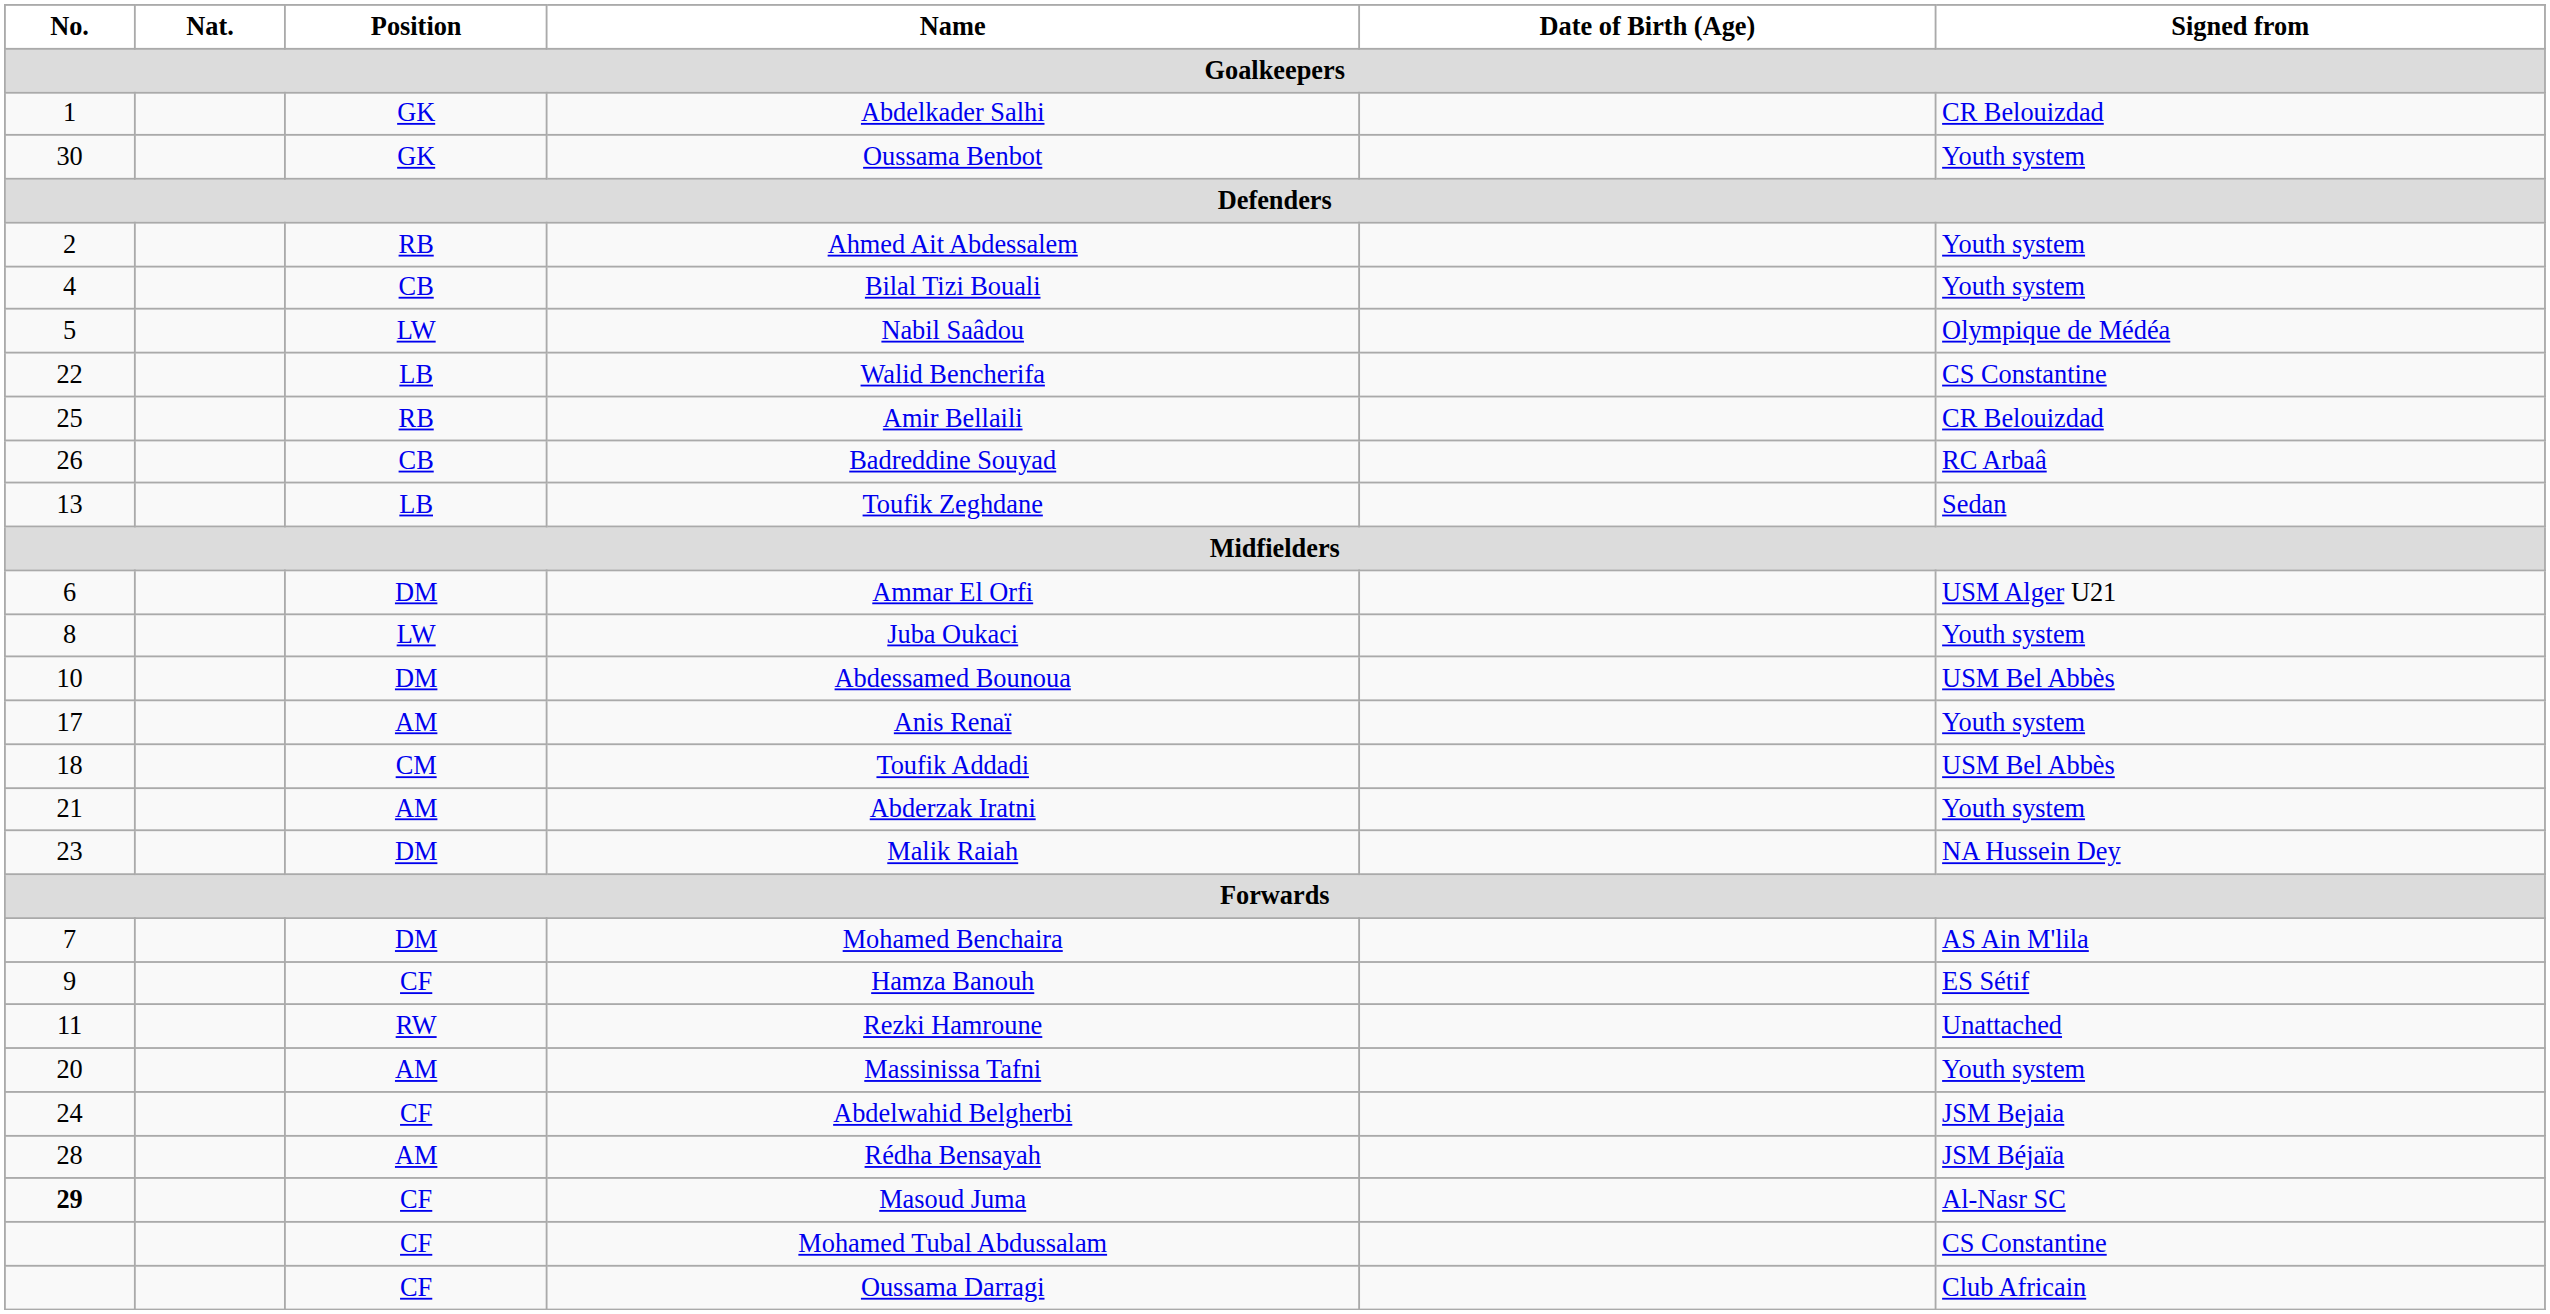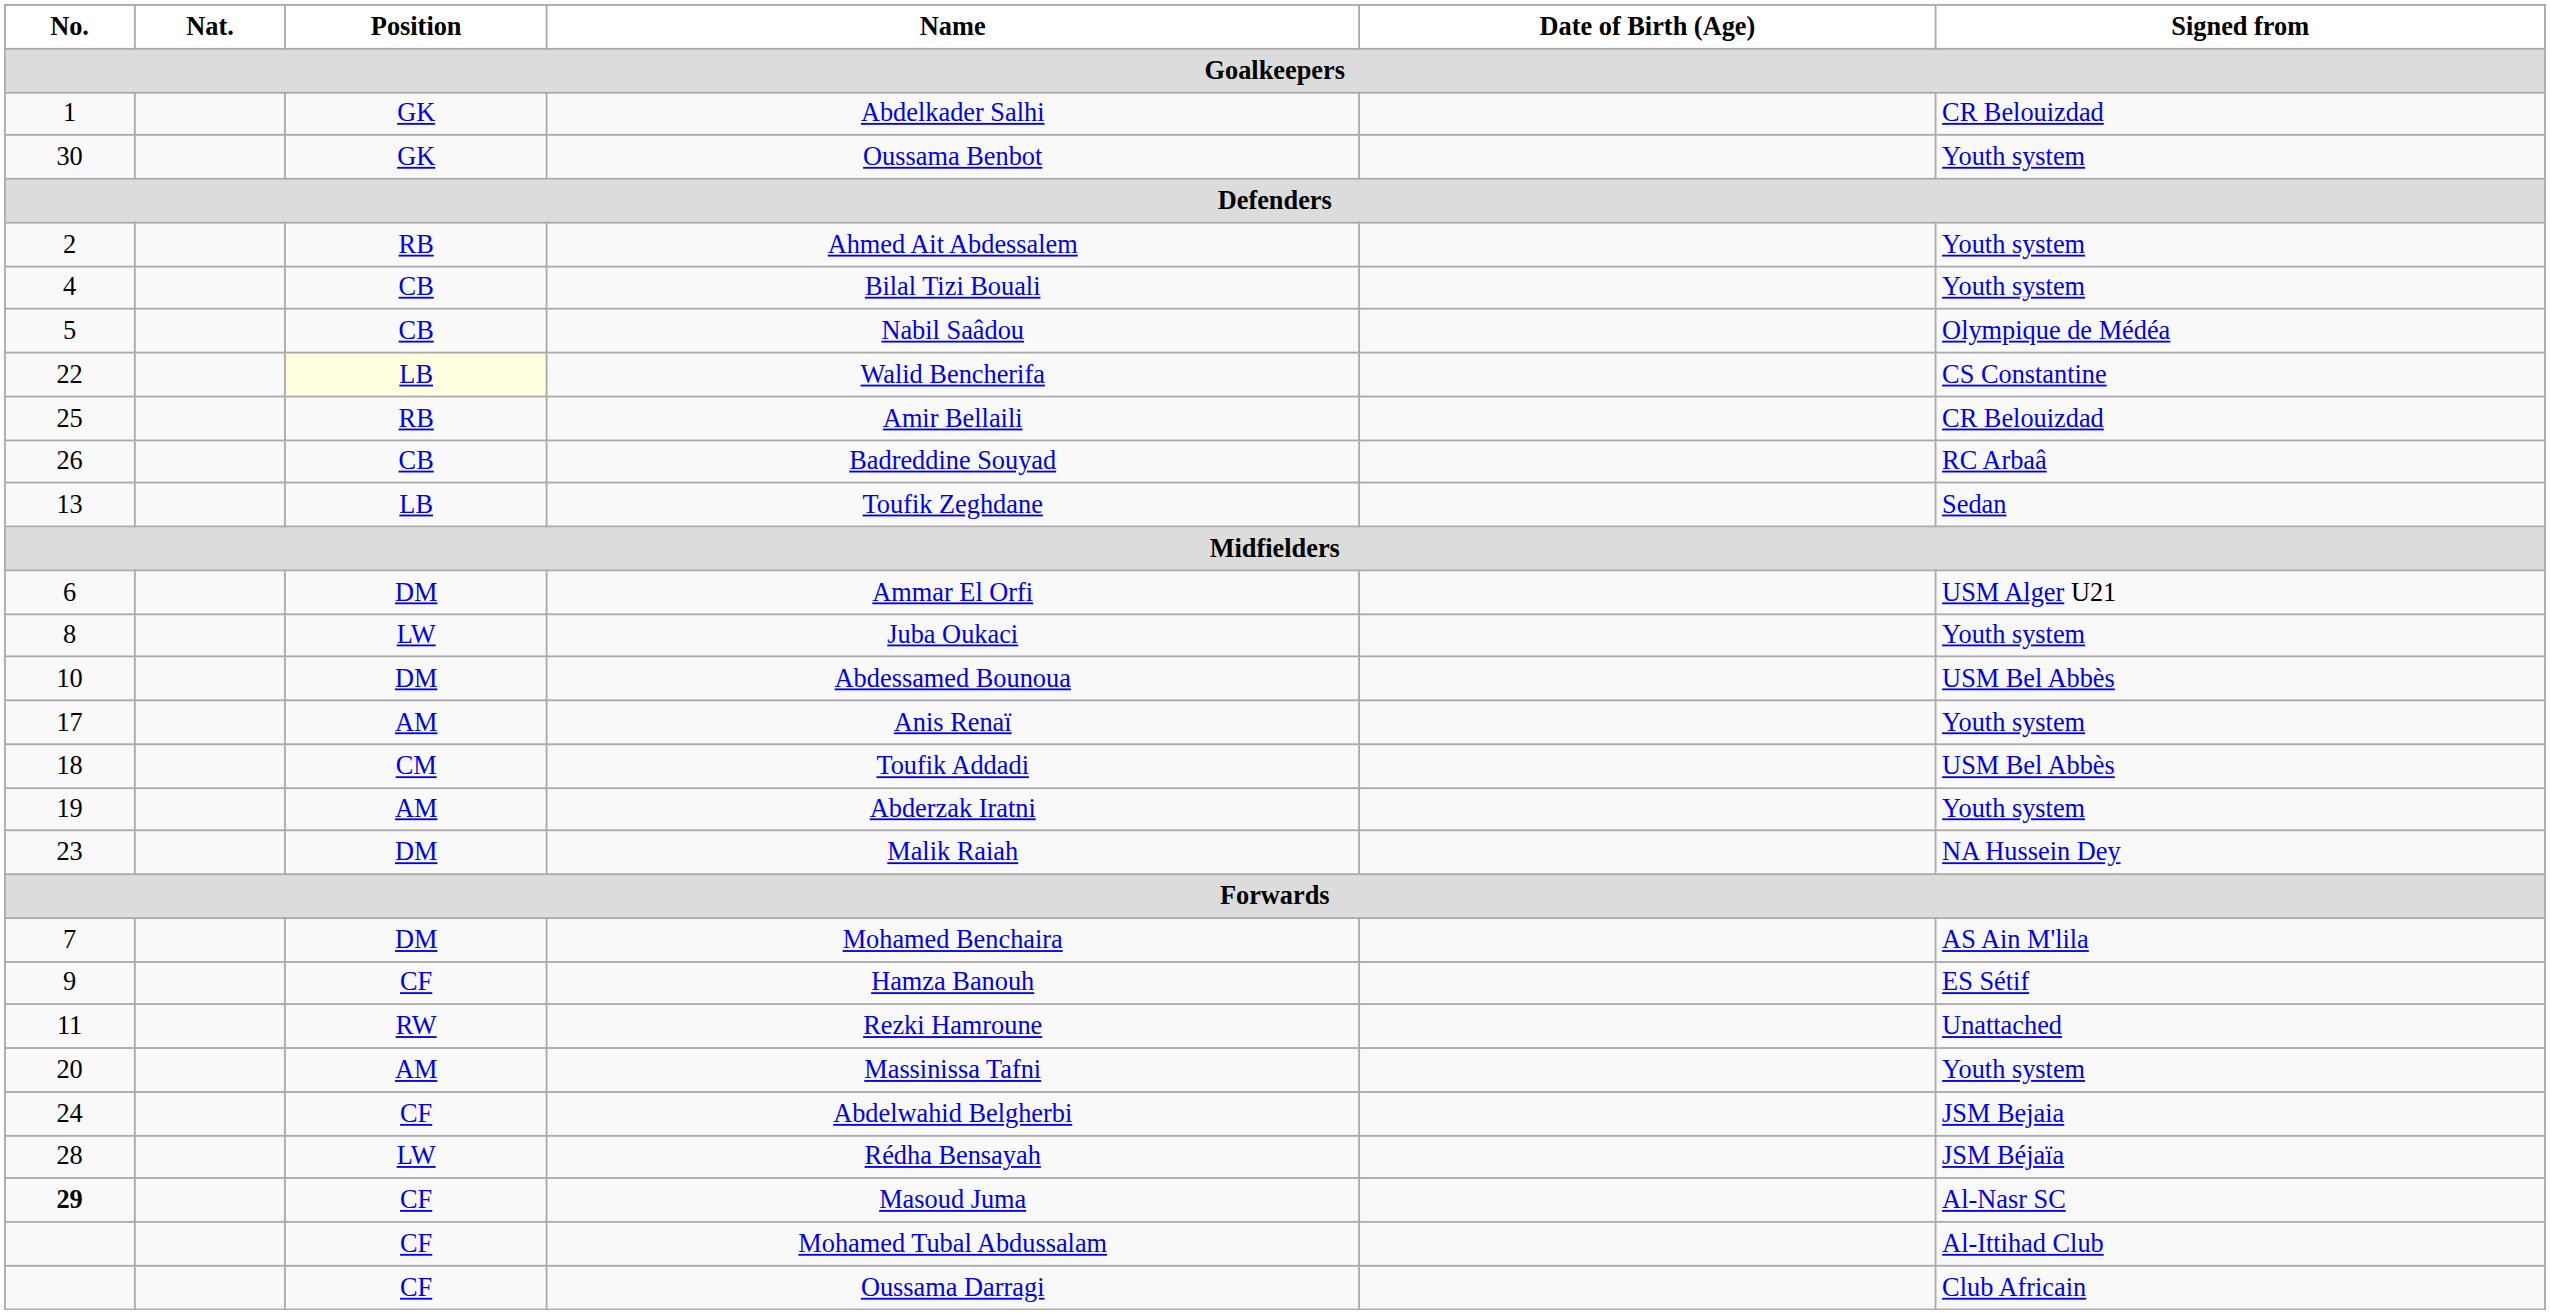(416, 330) LW -> (416, 330) CB
(416, 374) no background -> (416, 374) lightyellow background
(70, 808) 21 -> (70, 808) 19
(416, 1156) AM -> (416, 1156) LW
(2024, 1243) CS Constantine -> (2023, 1243) Al-Ittihad Club
